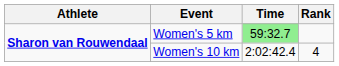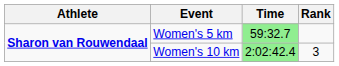(270, 53) no background -> (270, 53) lightgreen background
(316, 53) 4 -> (316, 53) 3
